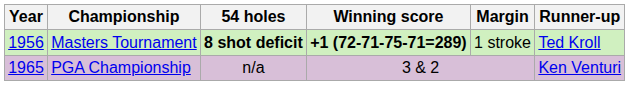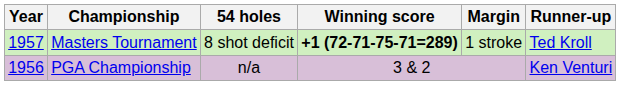(26, 42) 1956 -> (26, 42) 1957
(253, 42) bold -> (249, 42) normal
(26, 67) 1965 -> (26, 67) 1956
